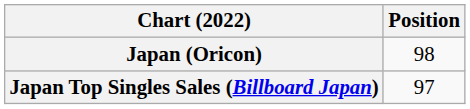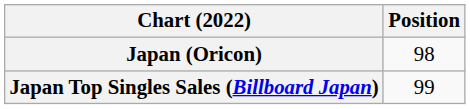(424, 86) 97 -> (424, 86) 99
